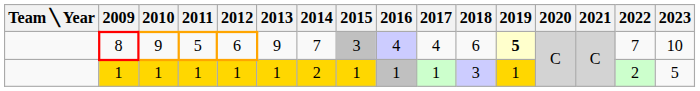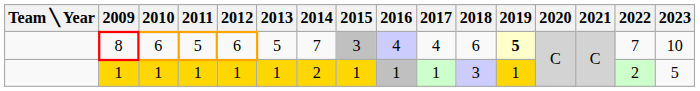(158, 45) 9 -> (158, 45) 6
(277, 45) 9 -> (277, 45) 5
